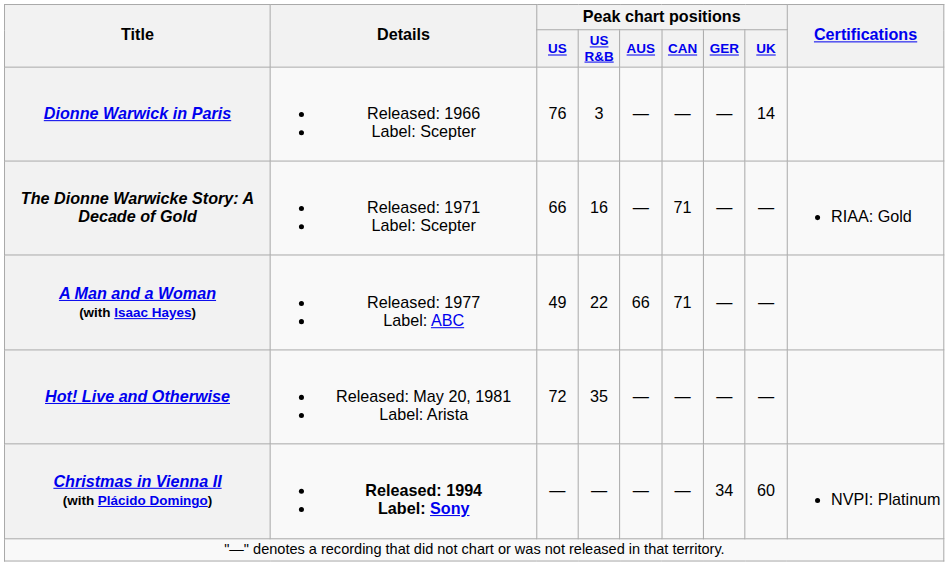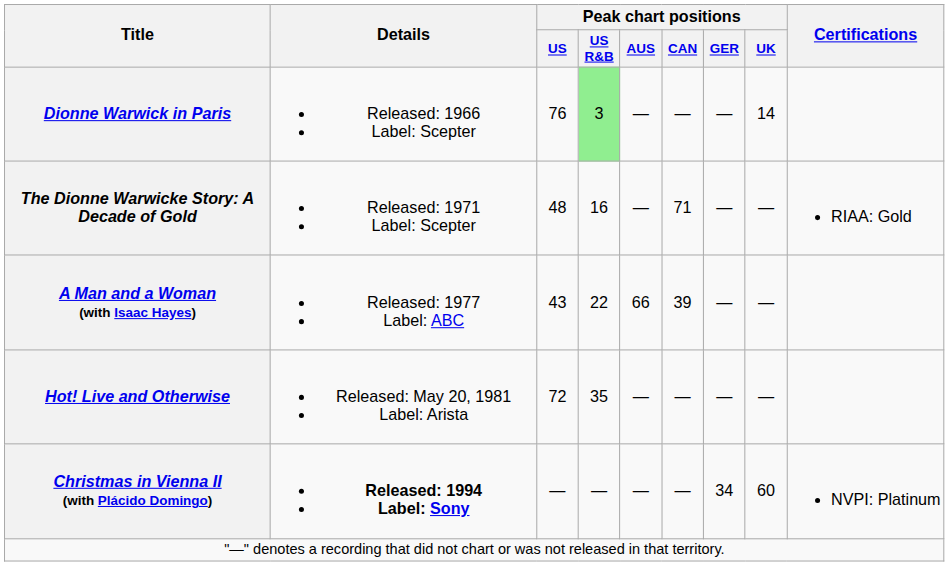(599, 113) no background -> (599, 113) lightgreen background
(557, 208) 66 -> (557, 208) 48
(557, 302) 49 -> (557, 302) 43
(683, 302) 71 -> (683, 302) 39
